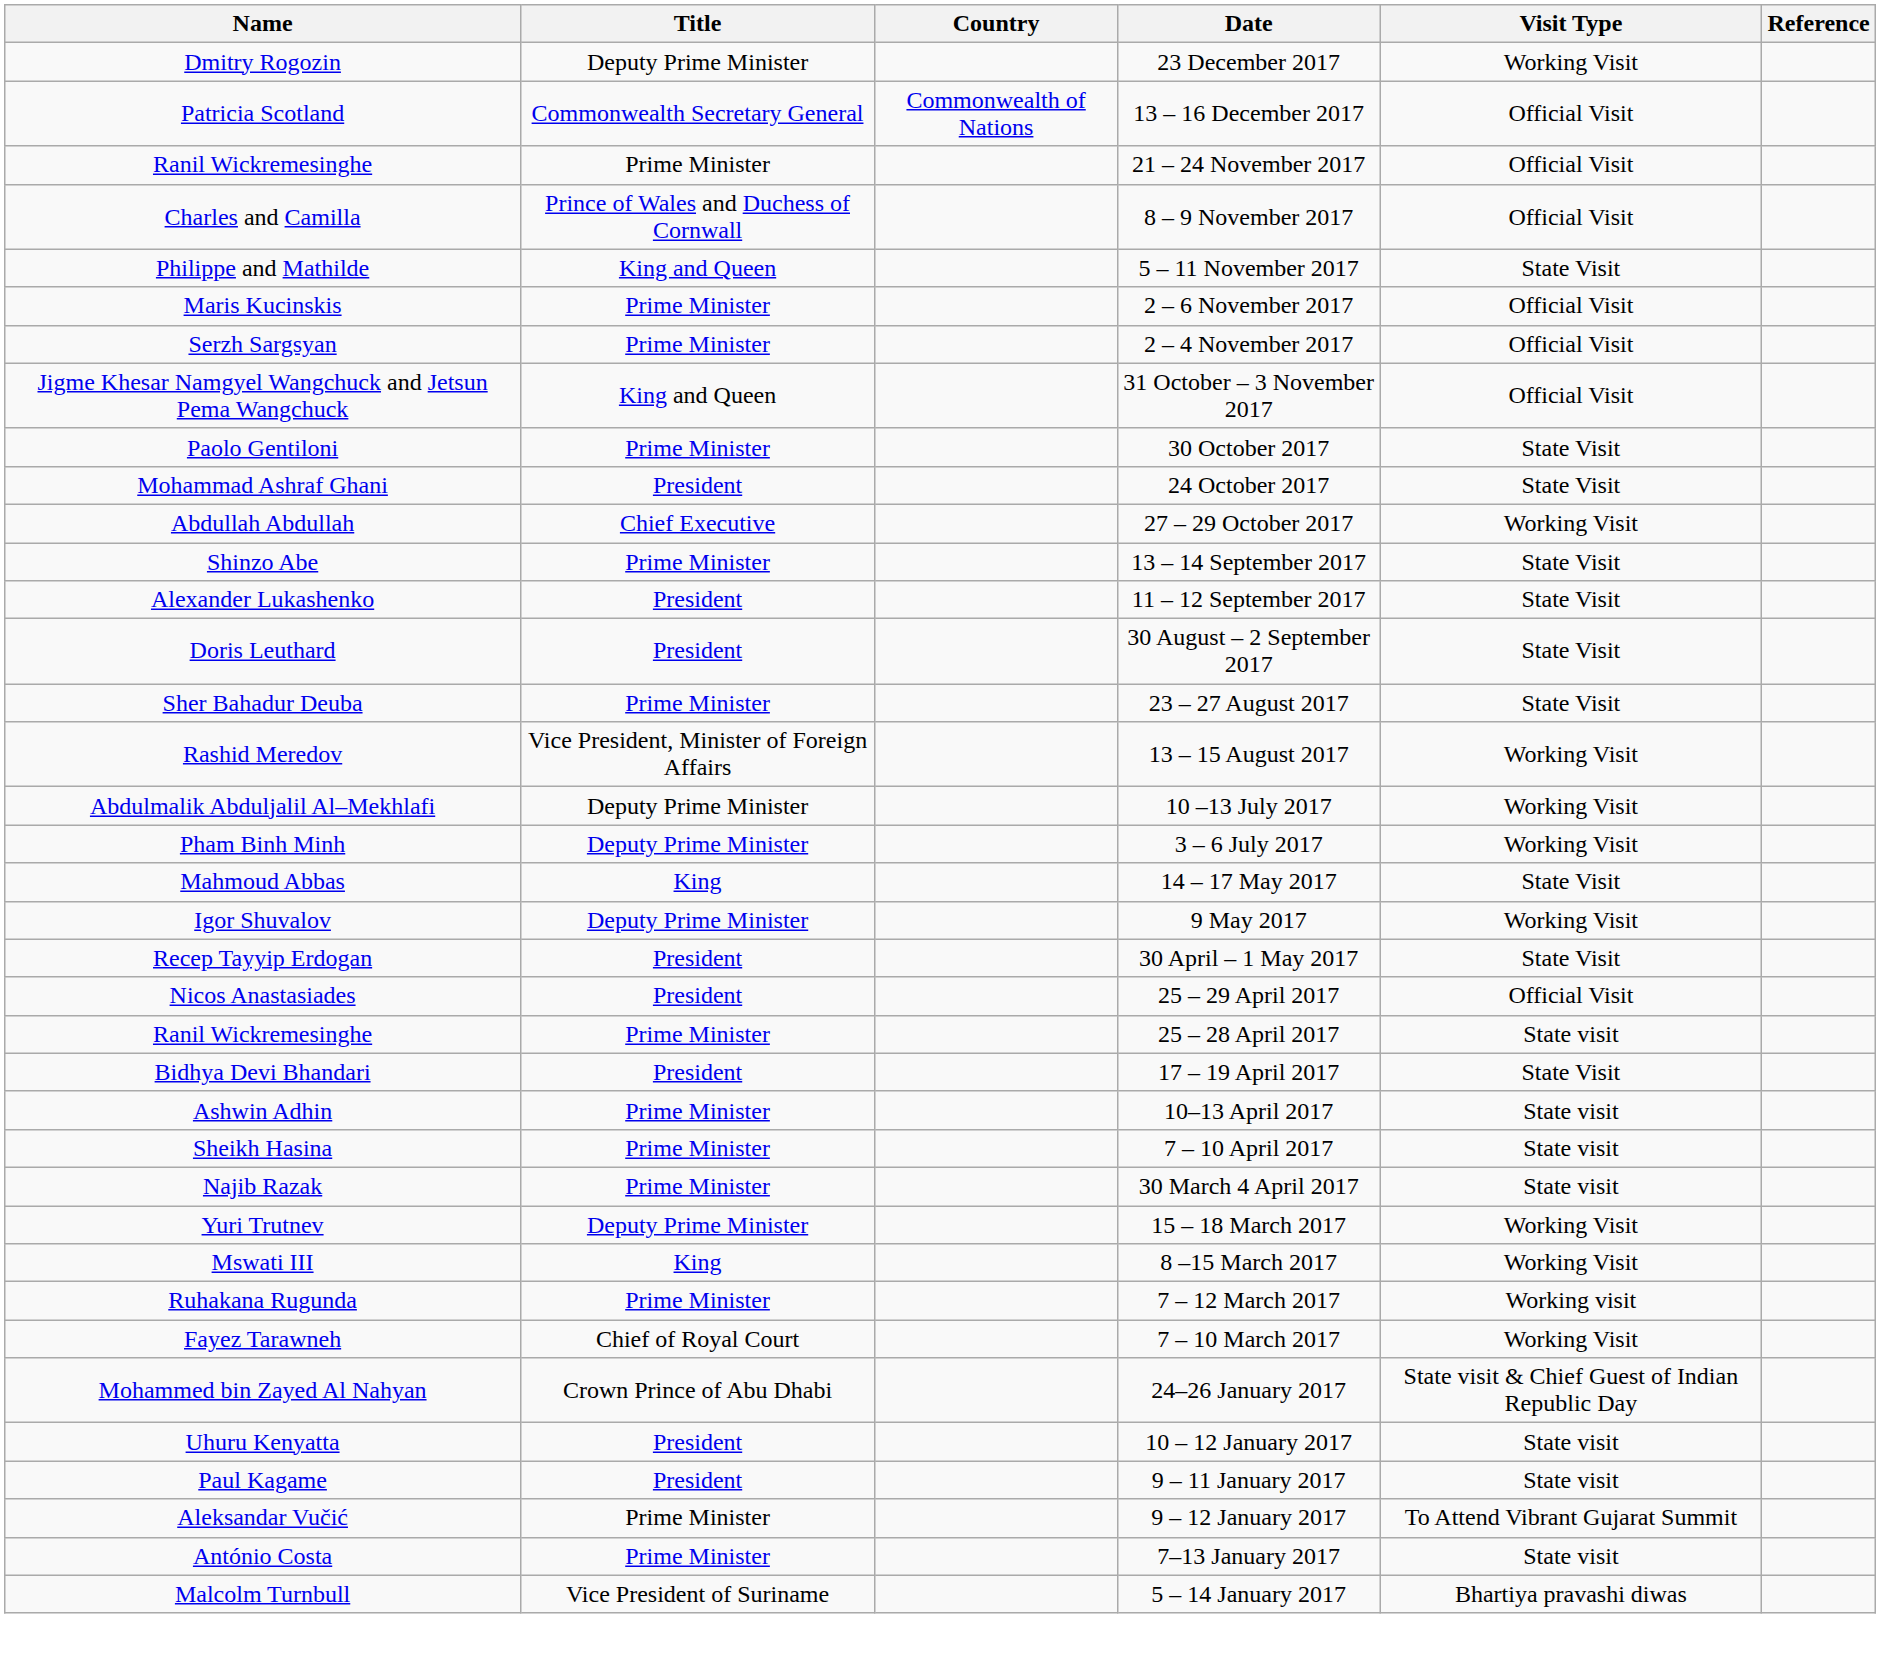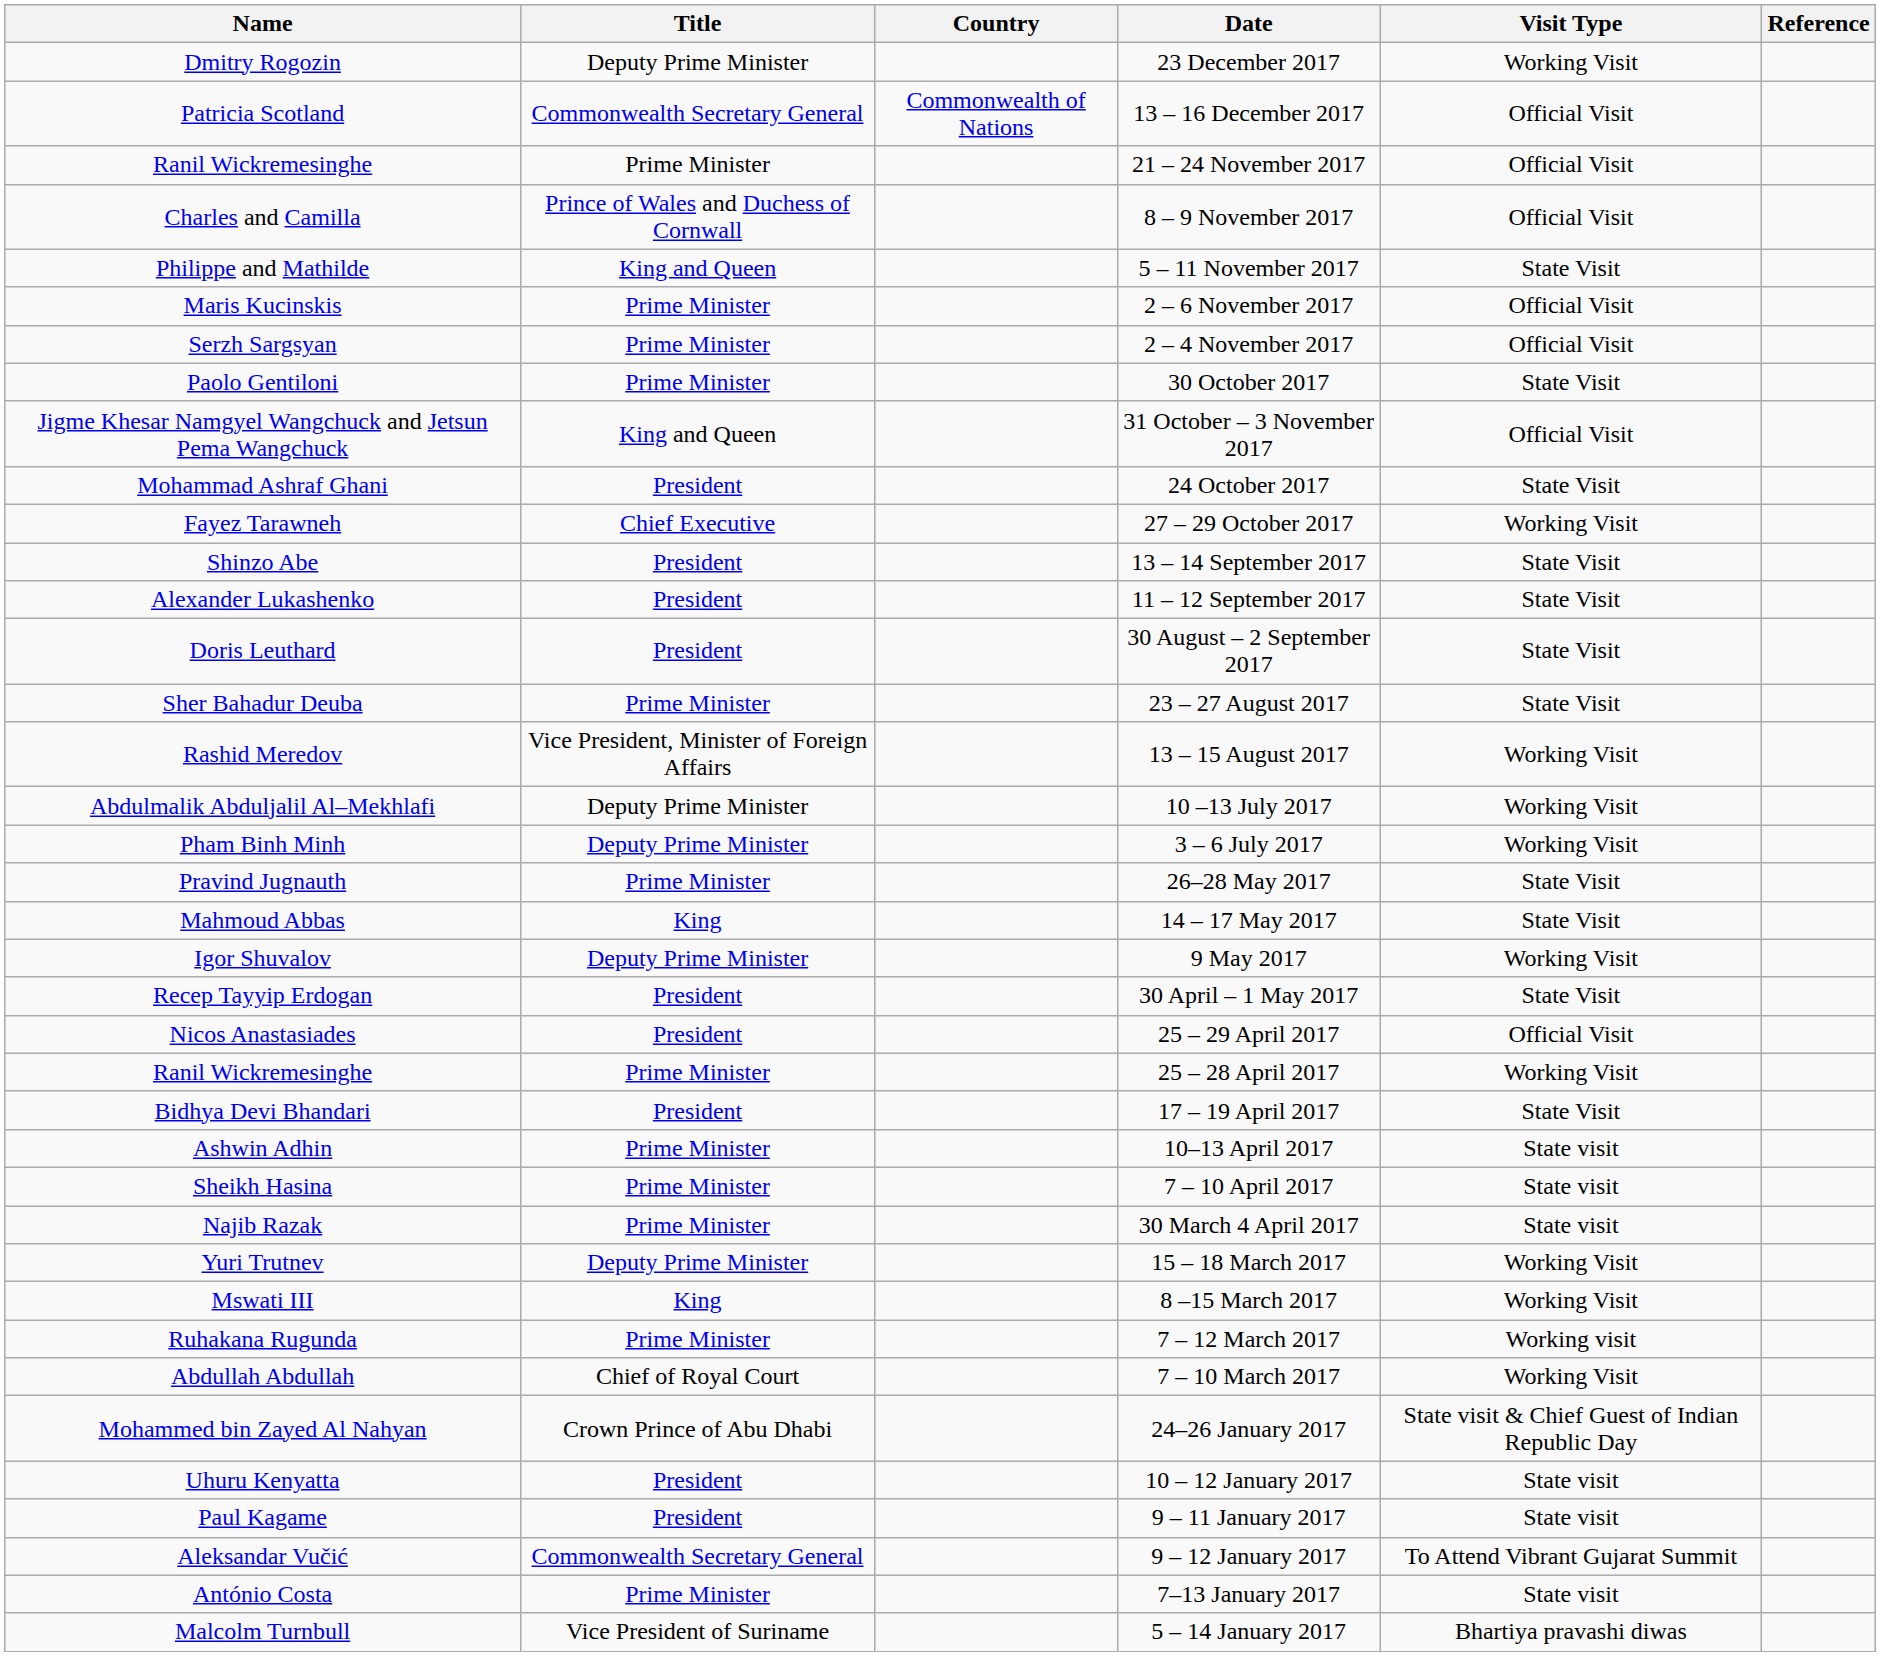rows swapped: (1249, 395) <-> (1249, 447)
(263, 523) Abdullah Abdullah -> (263, 523) Fayez Tarawneh
(698, 561) Prime Minister -> (698, 561) President
+ row: (1249, 881)
(1571, 1033) State visit -> (1571, 1072) Working Visit
(263, 1338) Fayez Tarawneh -> (263, 1376) Abdullah Abdullah
(698, 1517) Prime Minister -> (698, 1555) Commonwealth Secretary General
